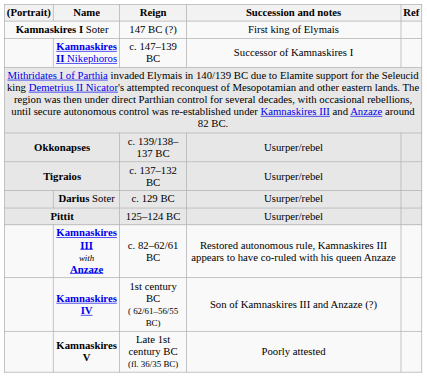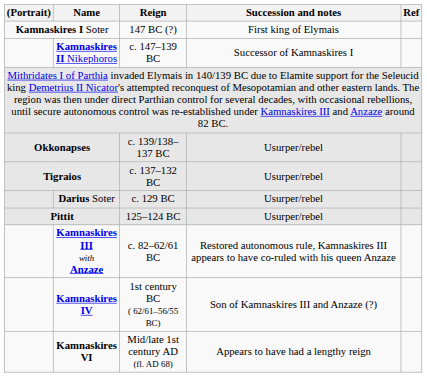- row: (87, 351)
+ row: (87, 351)
